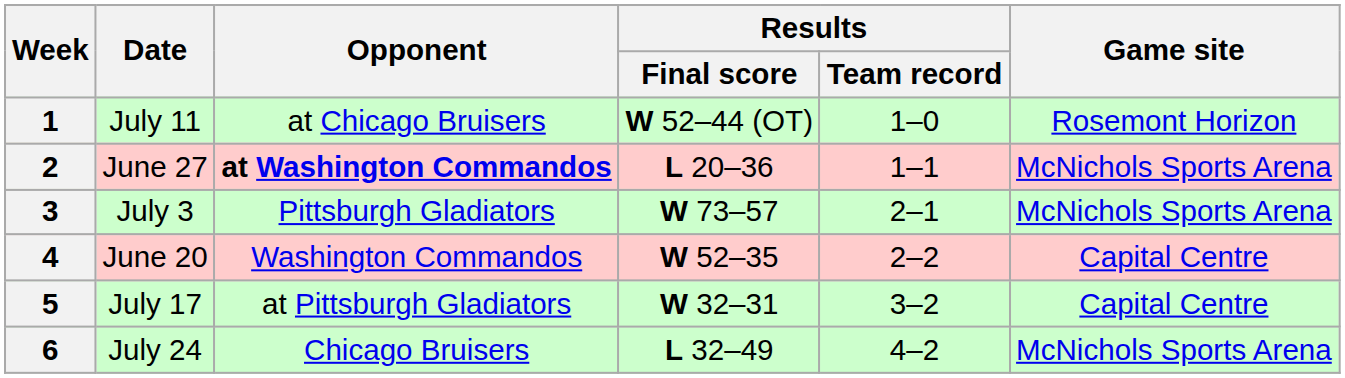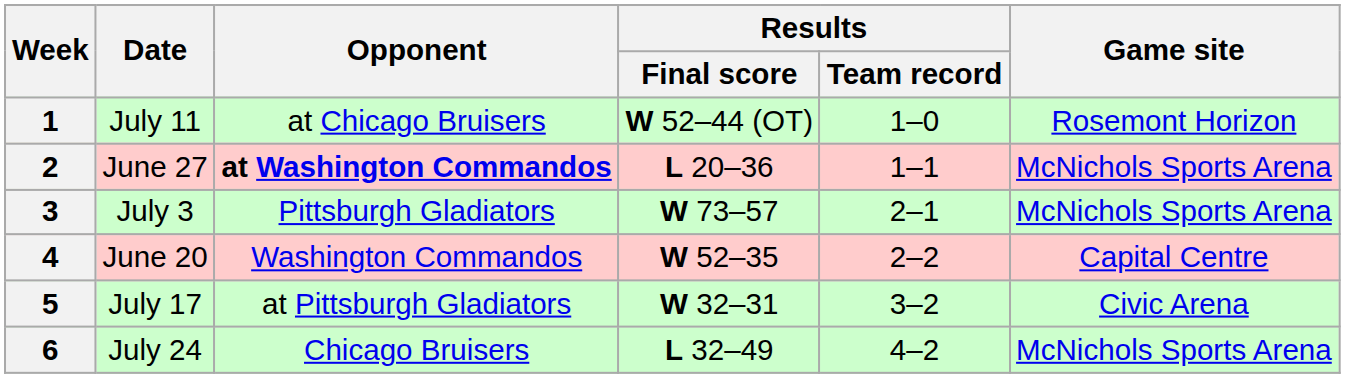(1174, 304) Capital Centre -> (1174, 304) Civic Arena
